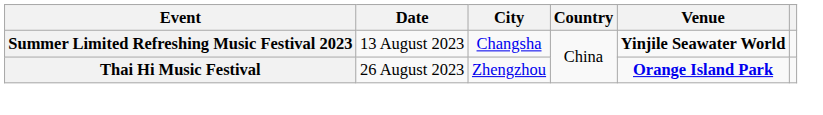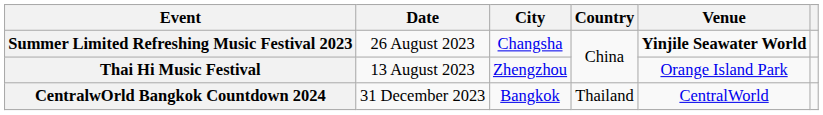(412, 43) 13 August 2023 -> (423, 43) 26 August 2023
(412, 69) 26 August 2023 -> (423, 69) 13 August 2023
(703, 69) bold -> (724, 69) normal
+ row: (180, 95)
